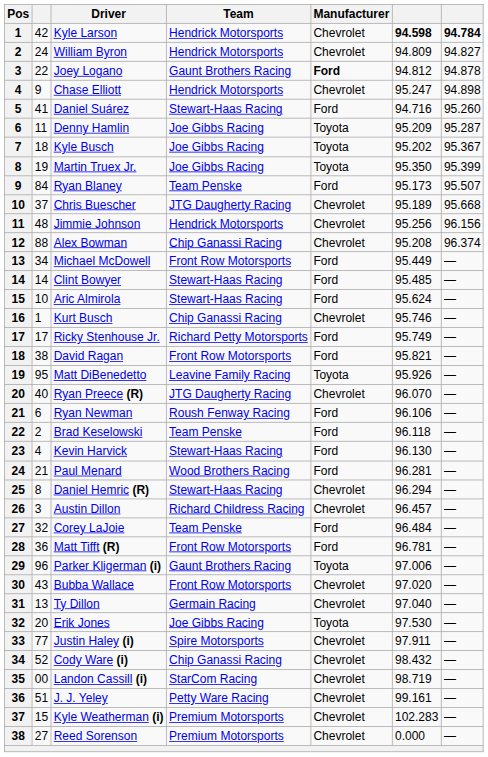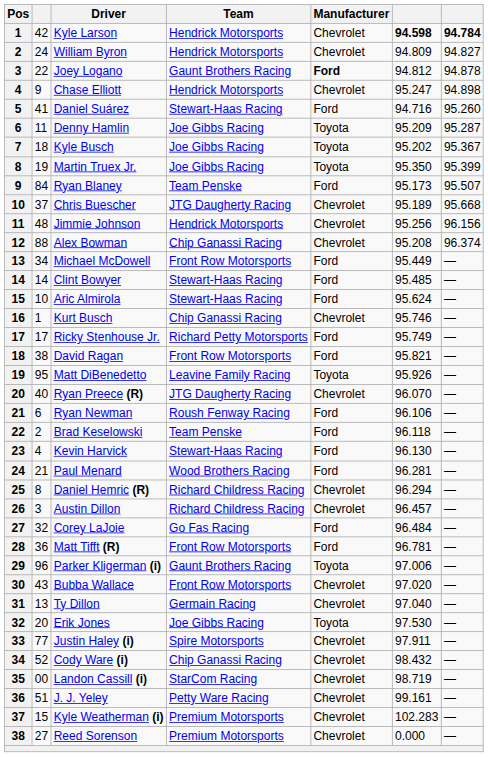(226, 489) Stewart-Haas Racing -> (237, 489) Richard Childress Racing
(205, 527) Team Penske -> (209, 527) Go Fas Racing
